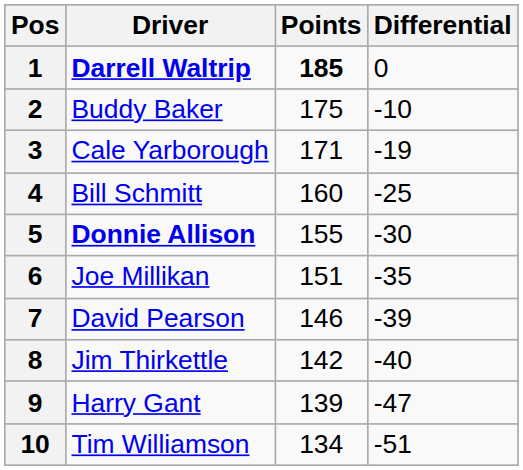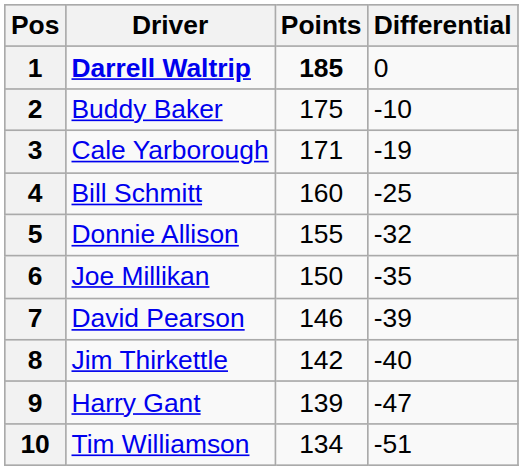(163, 234) bold -> (155, 234) normal
(393, 234) -30 -> (393, 234) -32
(321, 276) 151 -> (321, 276) 150
